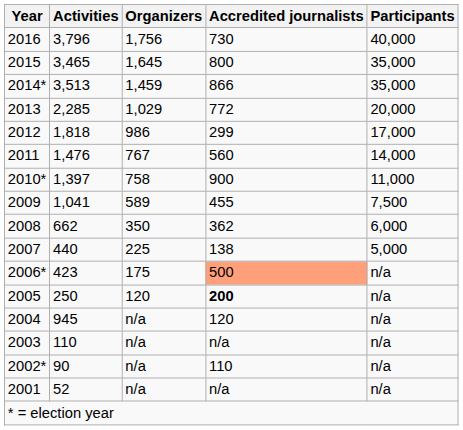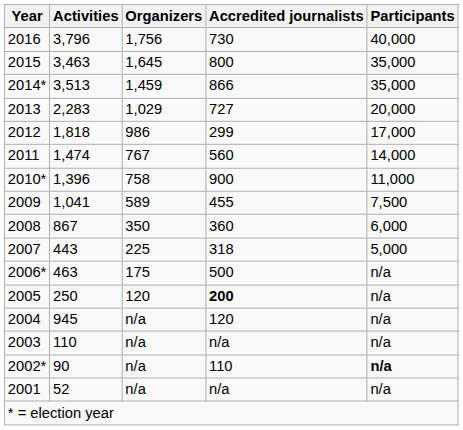(72, 62) 3,465 -> (72, 62) 3,463
(72, 109) 2,285 -> (72, 109) 2,283
(221, 109) 772 -> (221, 109) 727
(72, 156) 1,476 -> (72, 156) 1,474
(72, 179) 1,397 -> (72, 179) 1,396
(65, 226) 662 -> (65, 226) 867
(221, 226) 362 -> (221, 226) 360
(65, 249) 440 -> (65, 249) 443
(221, 249) 138 -> (221, 249) 318
(65, 272) 423 -> (65, 272) 463
(221, 272) lightsalmon background -> (221, 272) no background
(381, 366) normal -> (381, 366) bold
